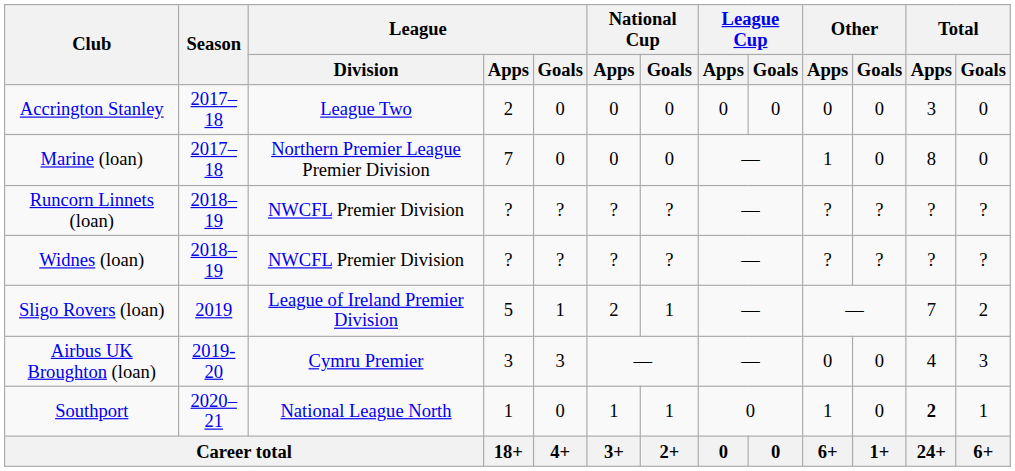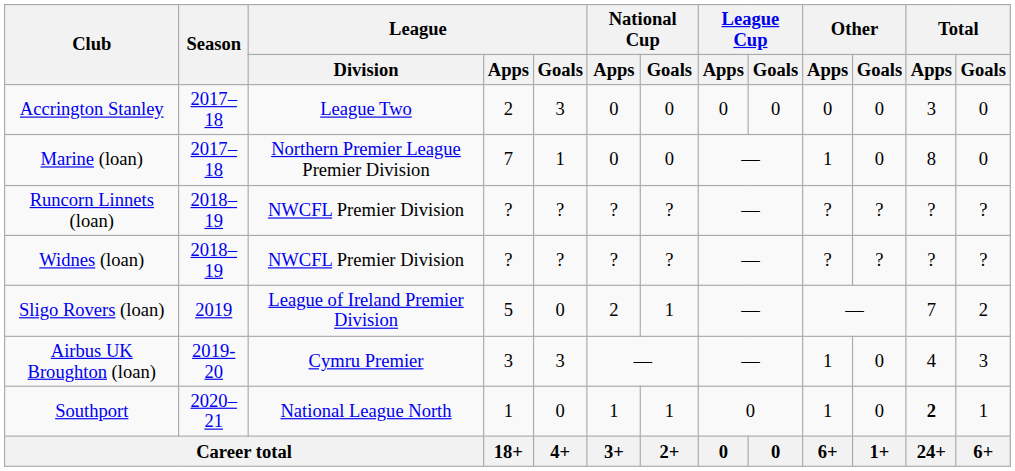(560, 109) 0 -> (560, 109) 3
(560, 159) 0 -> (560, 159) 1
(560, 310) 1 -> (560, 310) 0
(828, 360) 0 -> (828, 360) 1
